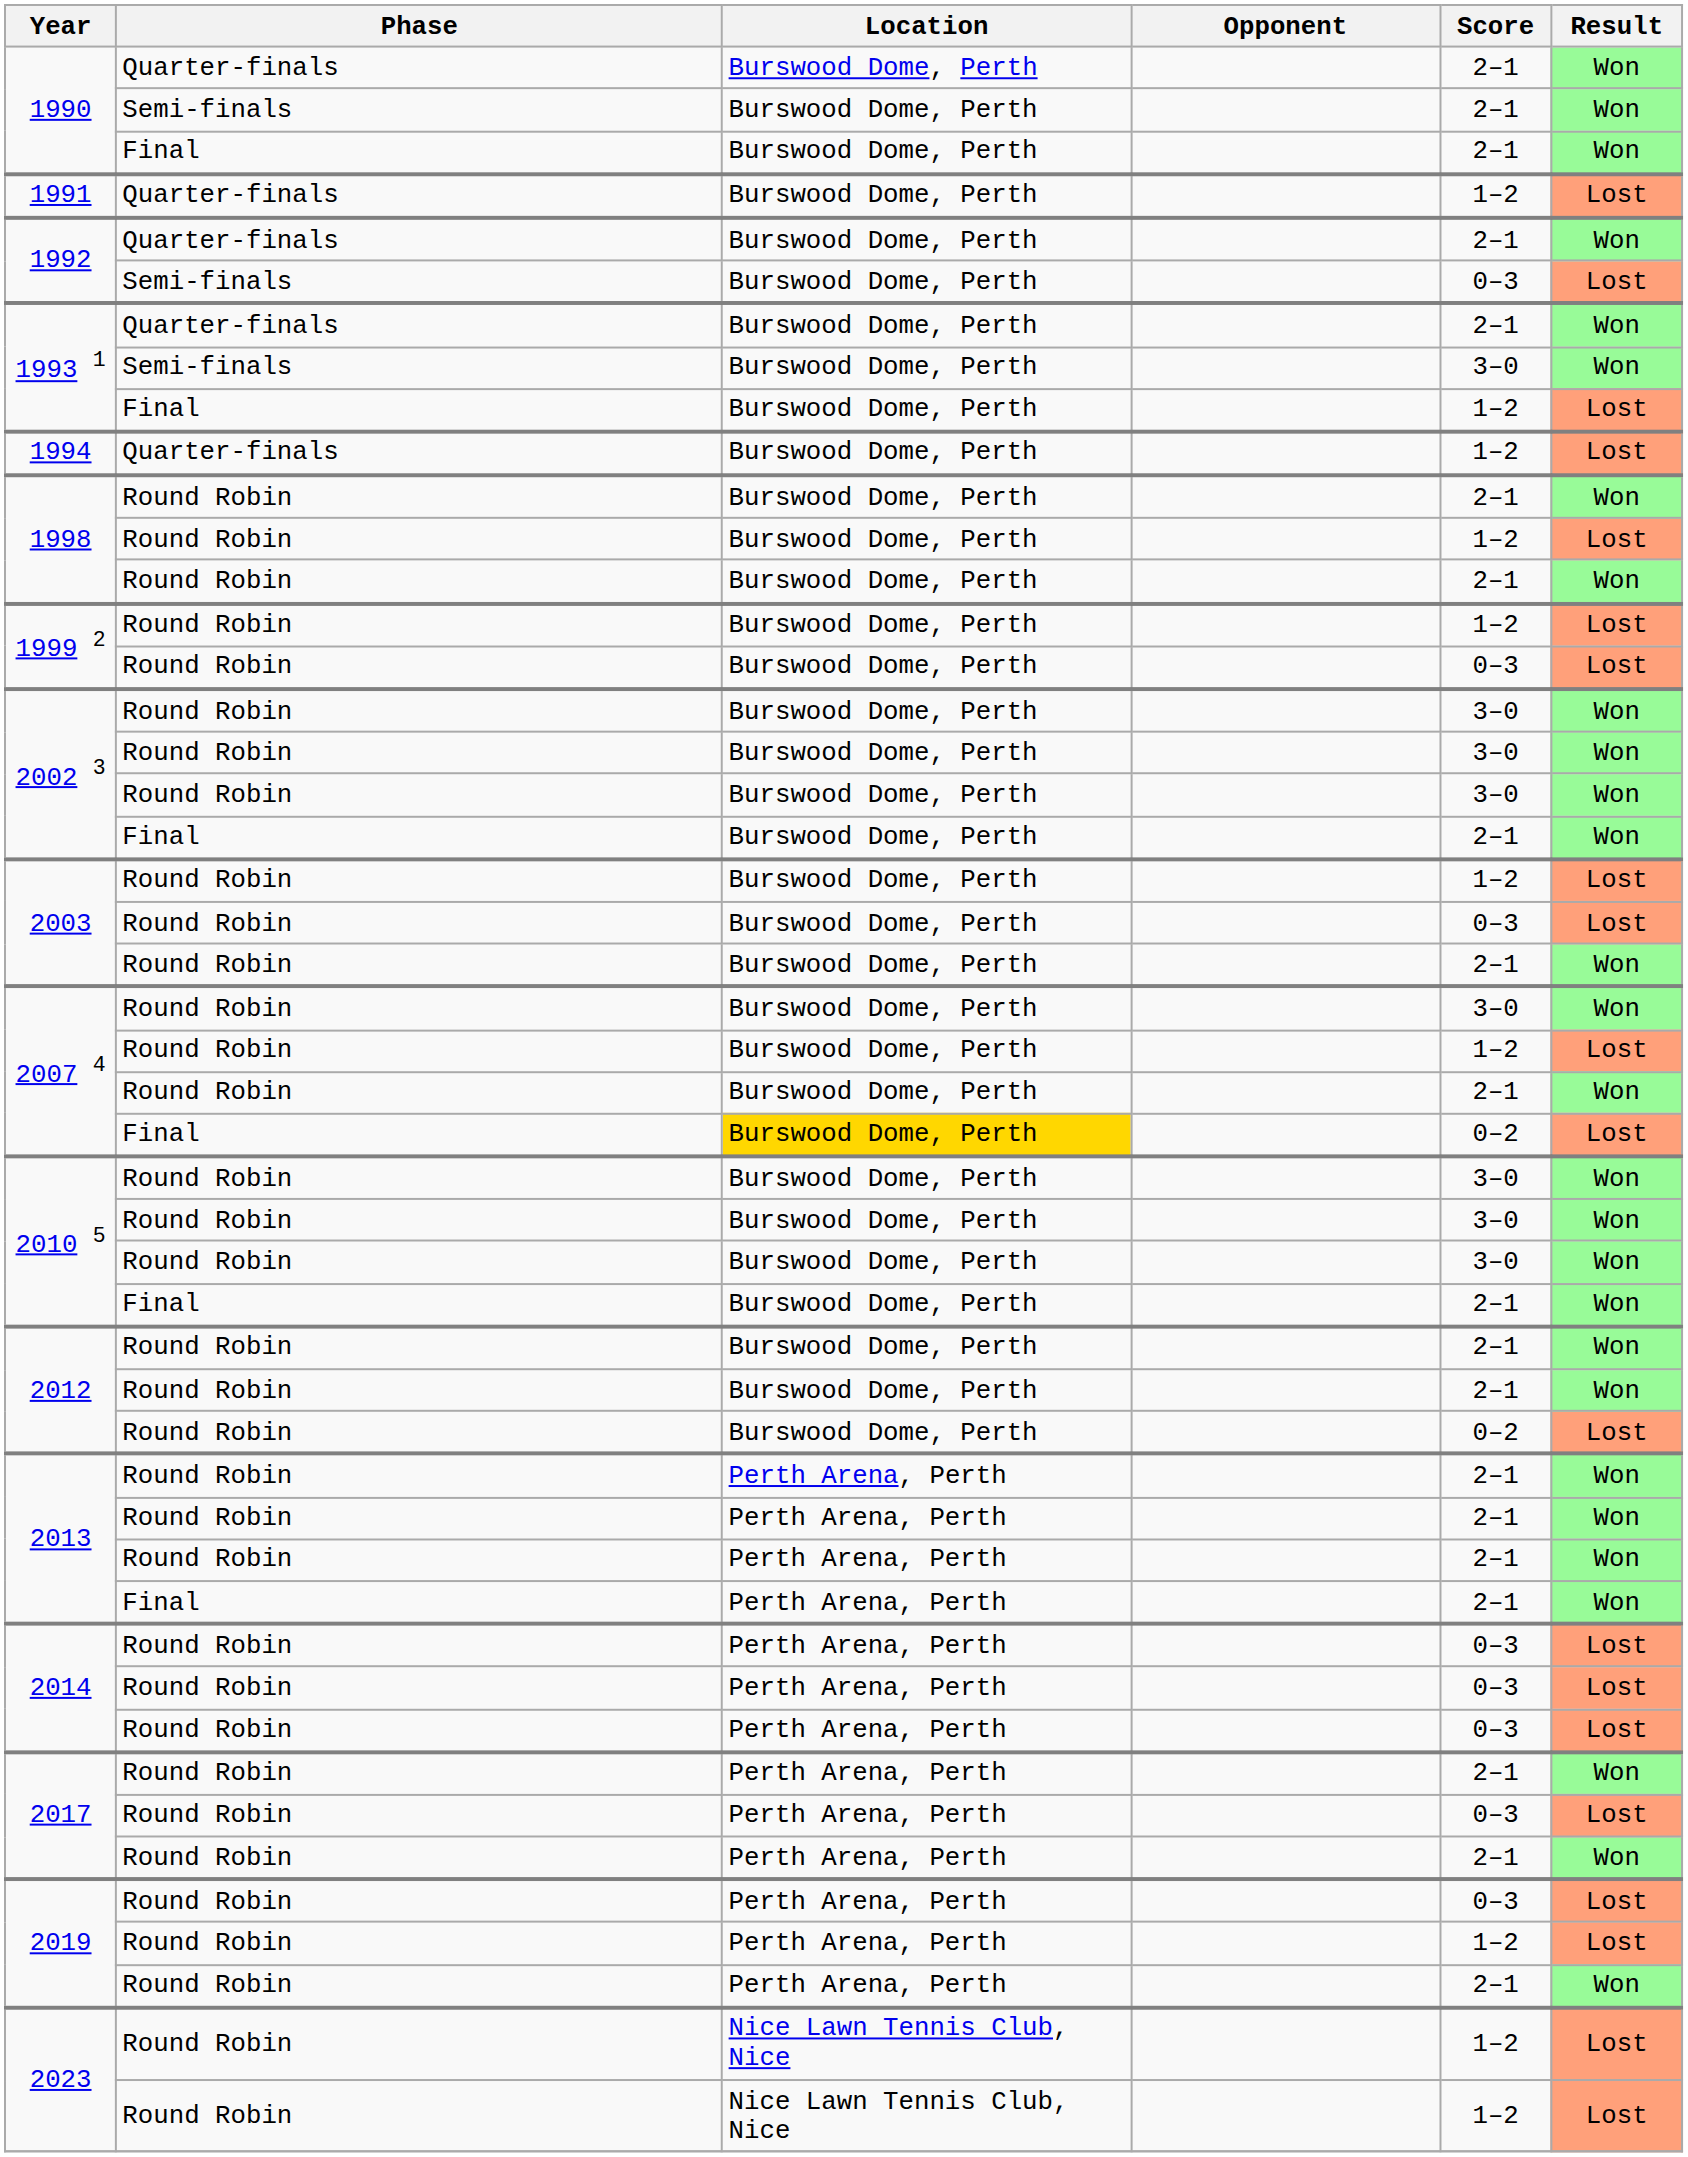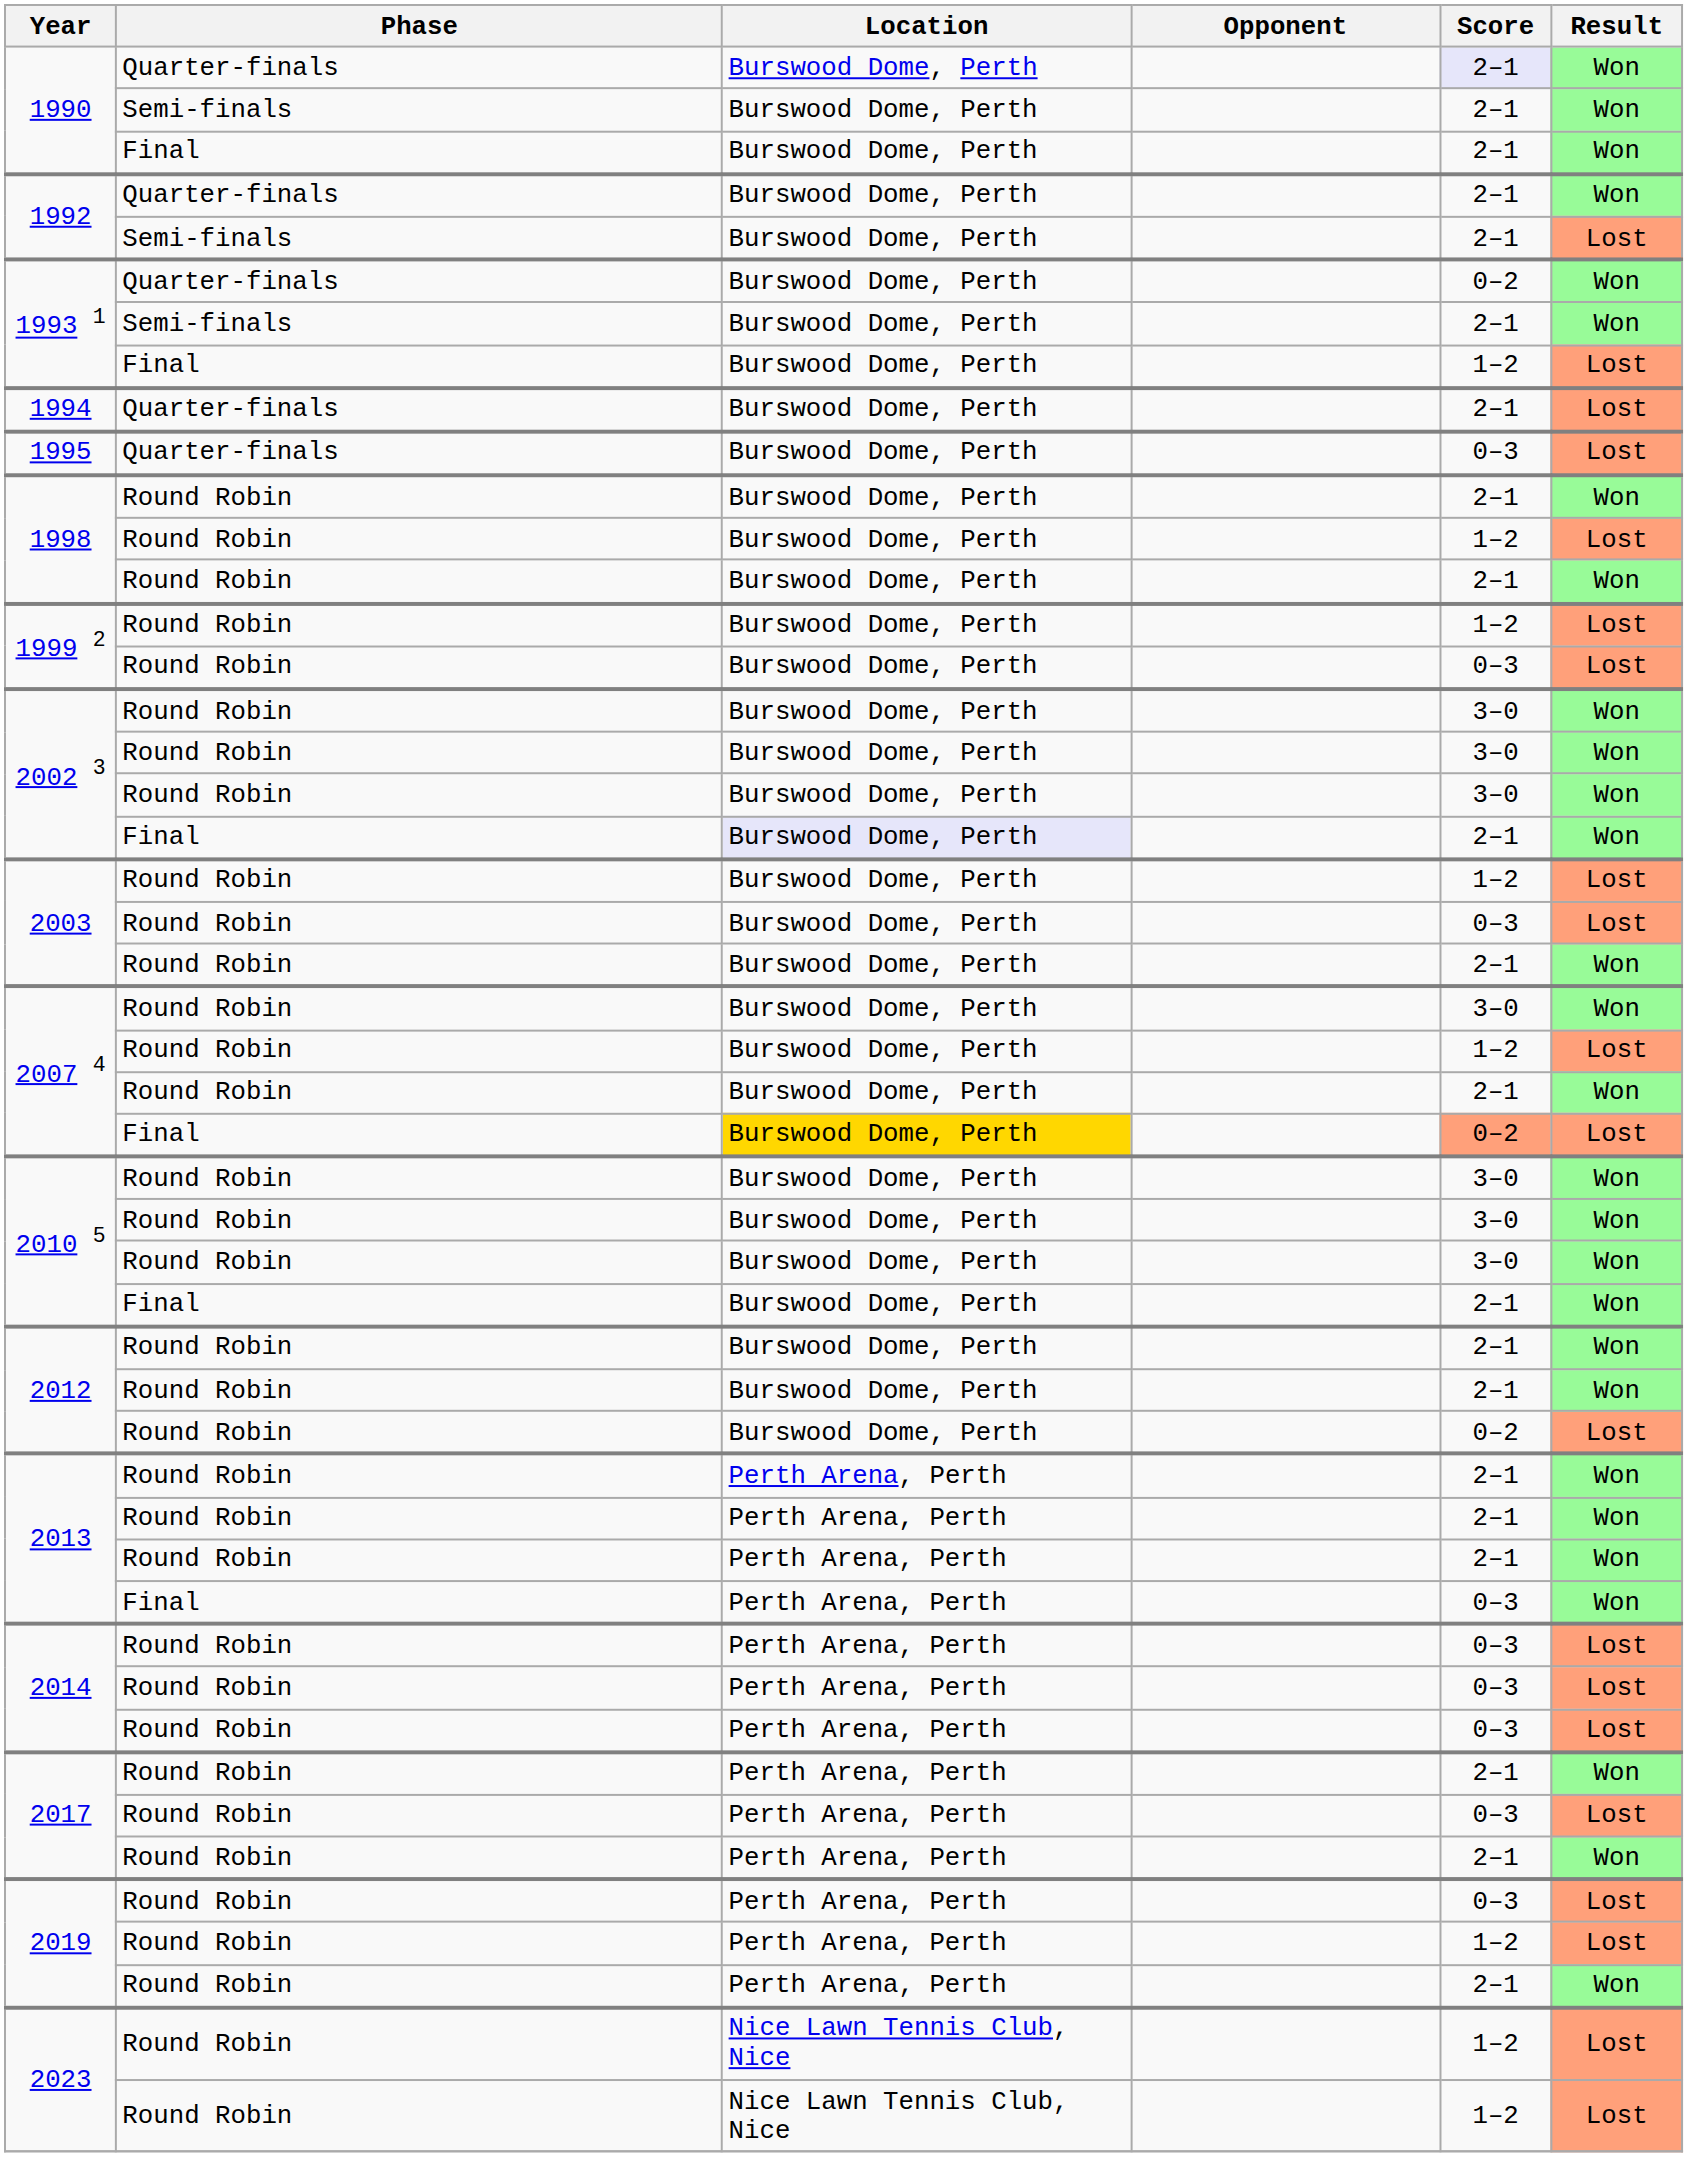(1496, 68) no background -> (1496, 68) lavender background
- row: (61, 196)
(1496, 282) 0–3 -> (1496, 238) 2–1
(1496, 326) 2–1 -> (1496, 282) 0–2
(1496, 368) 3–0 -> (1496, 324) 2–1
(1496, 453) 1–2 -> (1496, 409) 2–1
+ row: (61, 453)
(883, 837) no background -> (883, 837) lavender background
(1496, 1135) no background -> (1496, 1135) lightsalmon background
(1496, 1602) 2–1 -> (1496, 1602) 0–3
